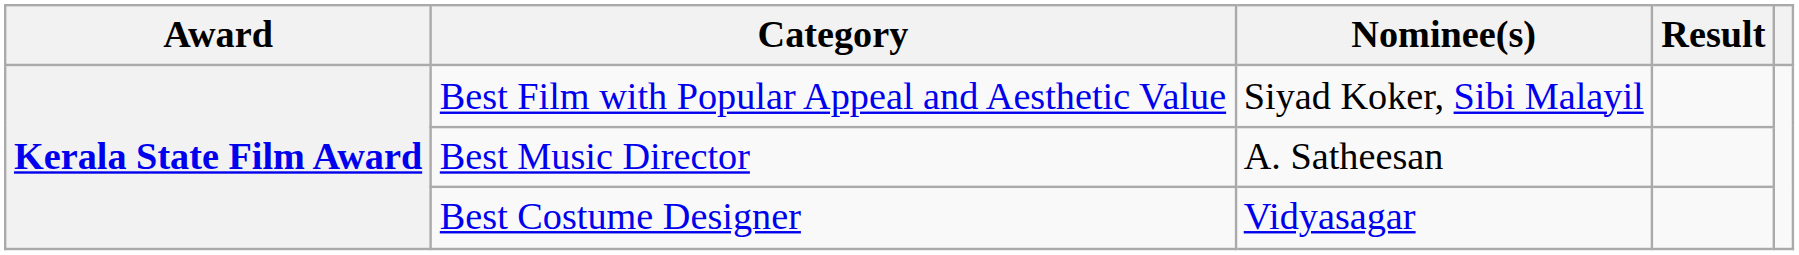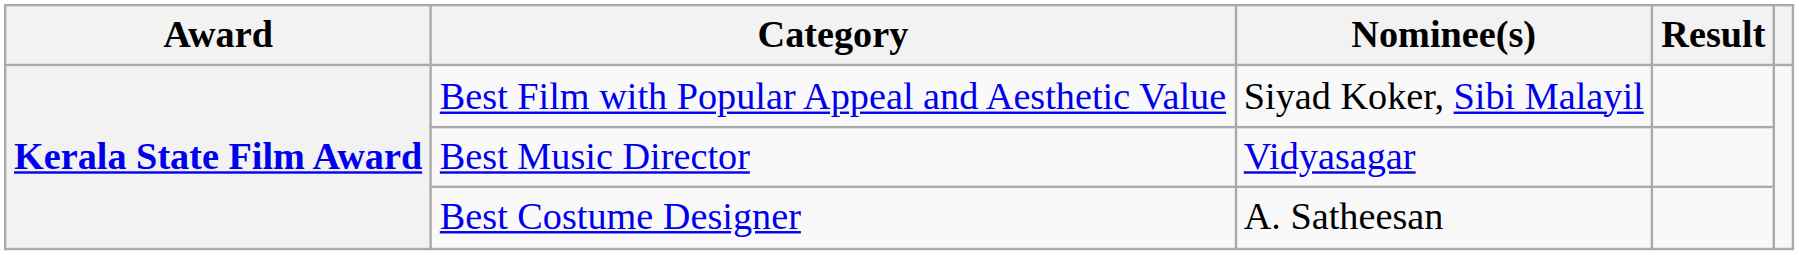(1344, 156) A. Satheesan -> (1330, 156) Vidyasagar
(1330, 216) Vidyasagar -> (1344, 216) A. Satheesan
